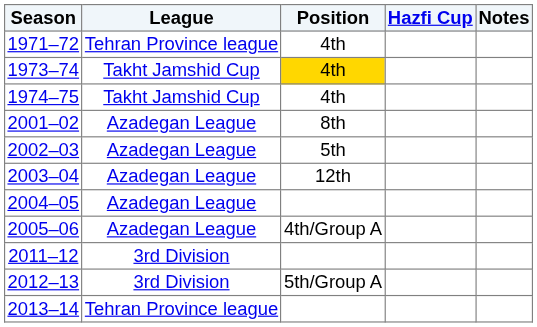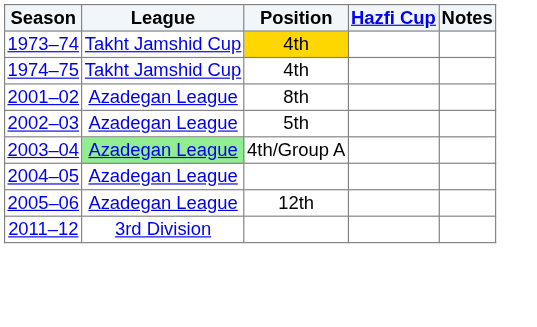- row: (43, 44)
(181, 176) no background -> (163, 149) lightgreen background
(333, 176) 12th -> (296, 149) 4th/Group A
(333, 229) 4th/Group A -> (296, 202) 12th
- row: (43, 282)
- row: (43, 308)
